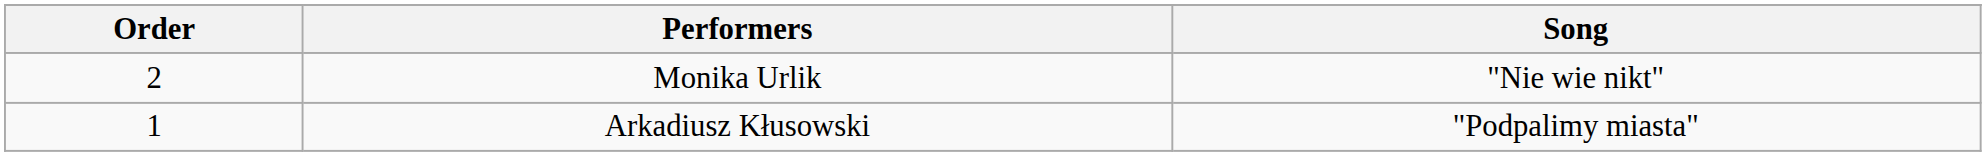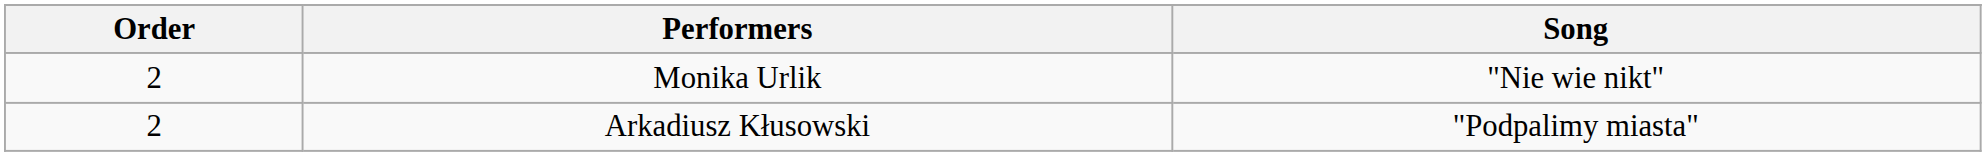(154, 126) 1 -> (154, 126) 2
